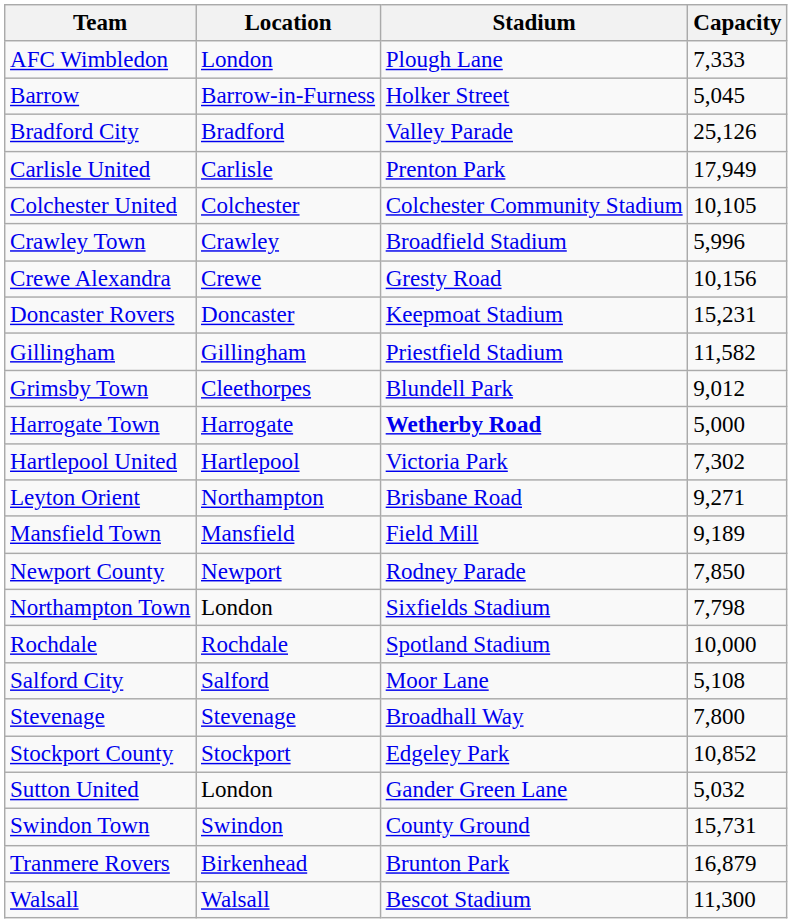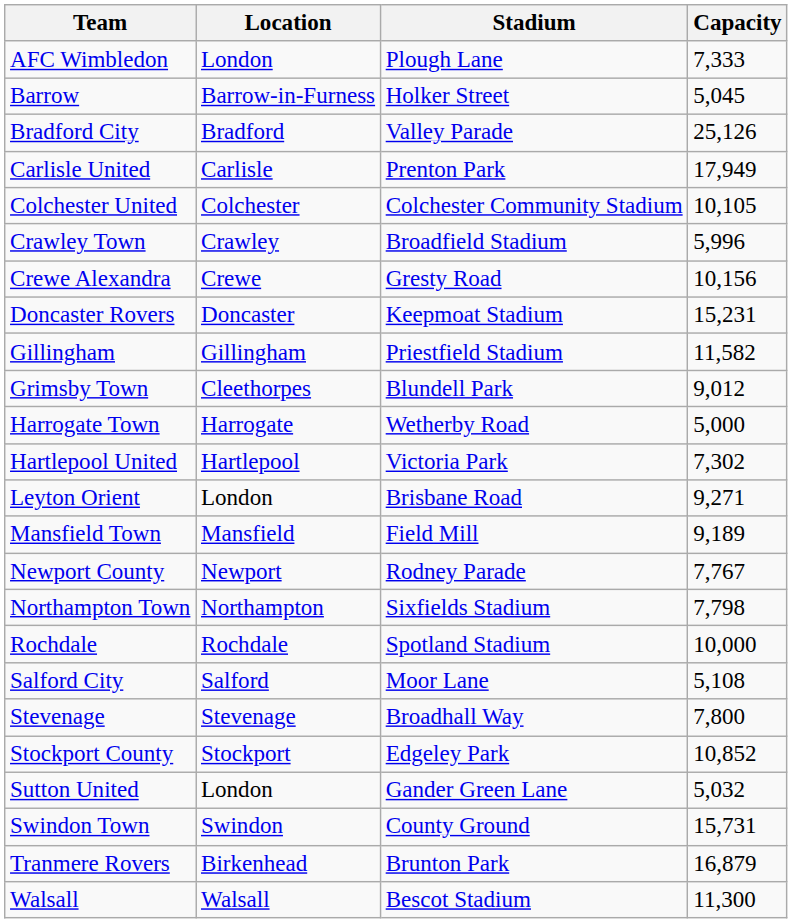(463, 424) bold -> (457, 424) normal
(262, 497) Northampton -> (237, 497) London
(719, 570) 7,850 -> (719, 570) 7,767
(237, 607) London -> (262, 607) Northampton
